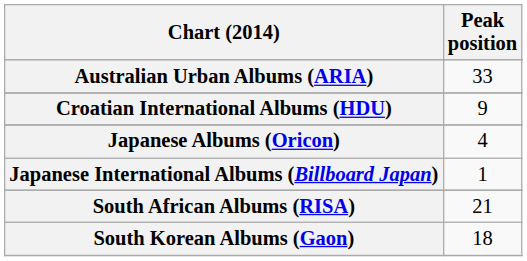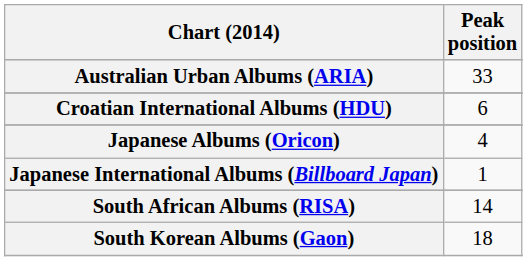(483, 108) 9 -> (483, 108) 6
(483, 206) 21 -> (483, 206) 14
